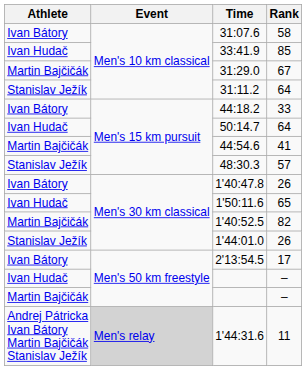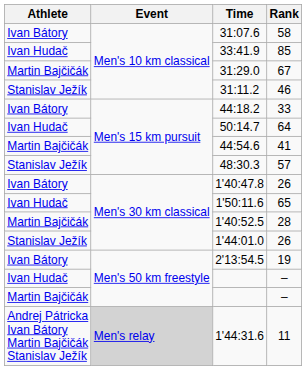(284, 90) 64 -> (284, 90) 46
(284, 222) 82 -> (284, 222) 28
(284, 260) 17 -> (284, 260) 19
